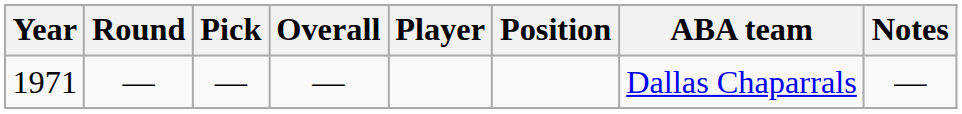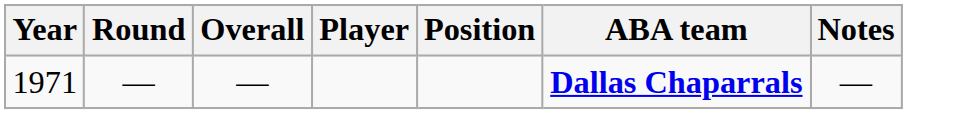- column: (231, 30)
(741, 81) normal -> (676, 81) bold
